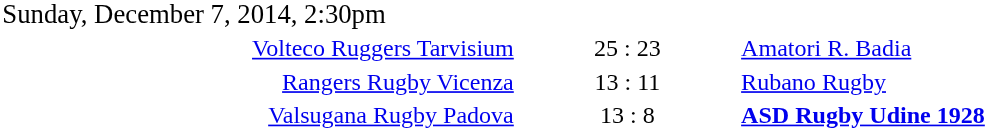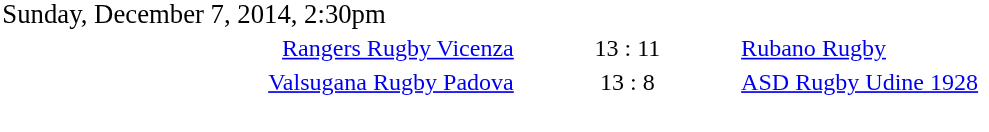- row: (383, 48)
(863, 115) bold -> (860, 81) normal
